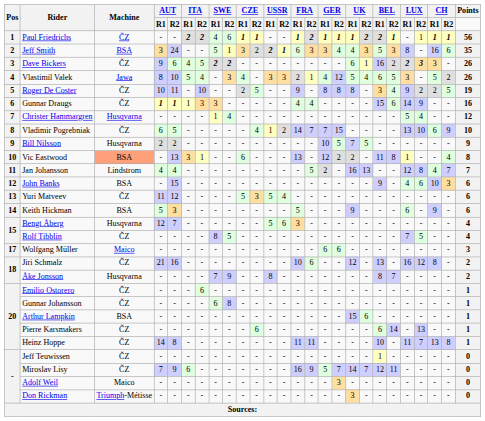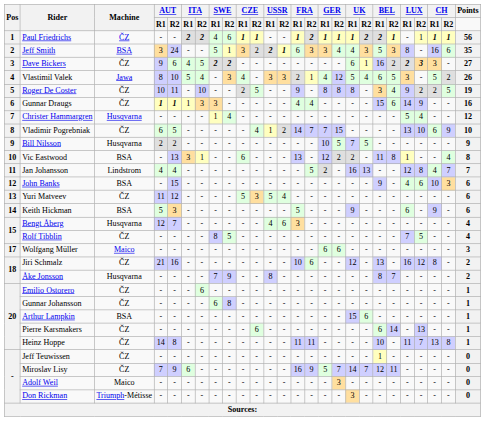(468, 64) 26 -> (468, 64) 27
(124, 157) lightsalmon background -> (124, 157) no background
(270, 223) 5 -> (270, 223) 4
